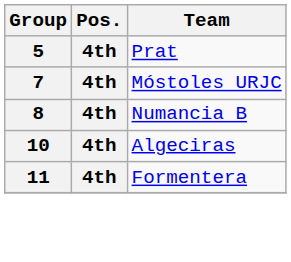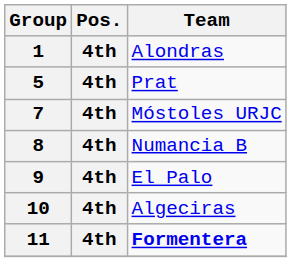+ row: (38, 52)
+ row: (38, 177)
(189, 177) normal -> (189, 240) bold
